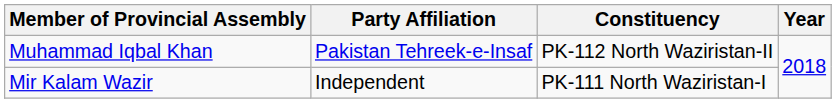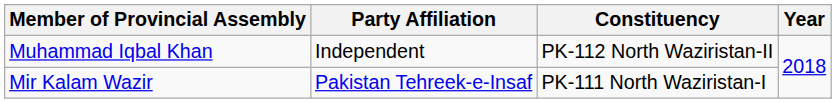(424, 51) Pakistan Tehreek-e-Insaf -> (370, 51) Independent
(370, 82) Independent -> (424, 82) Pakistan Tehreek-e-Insaf
